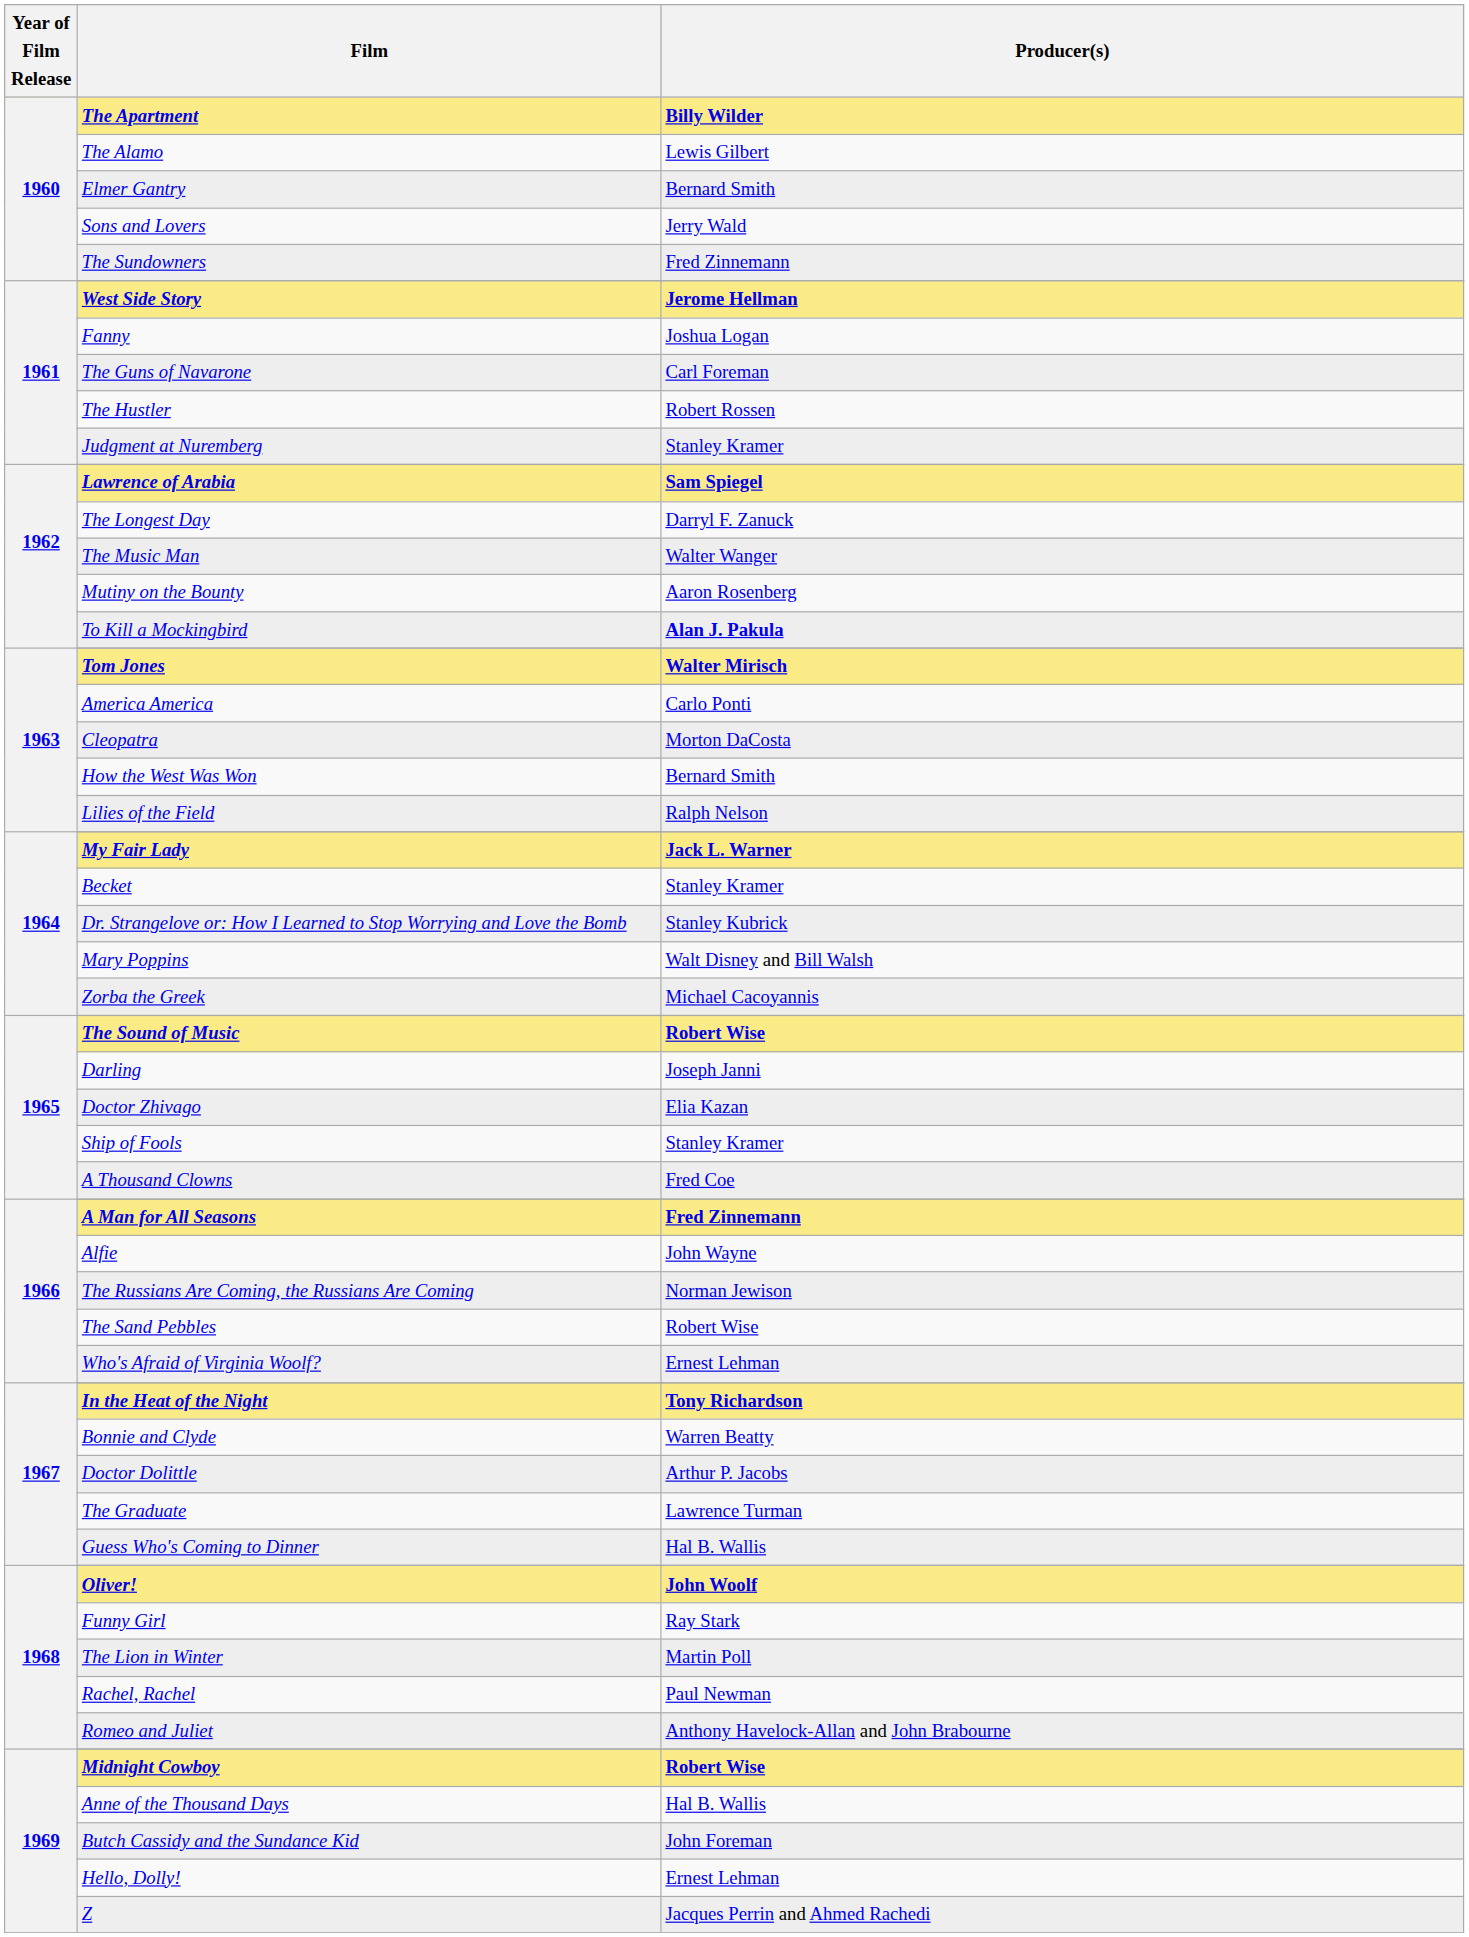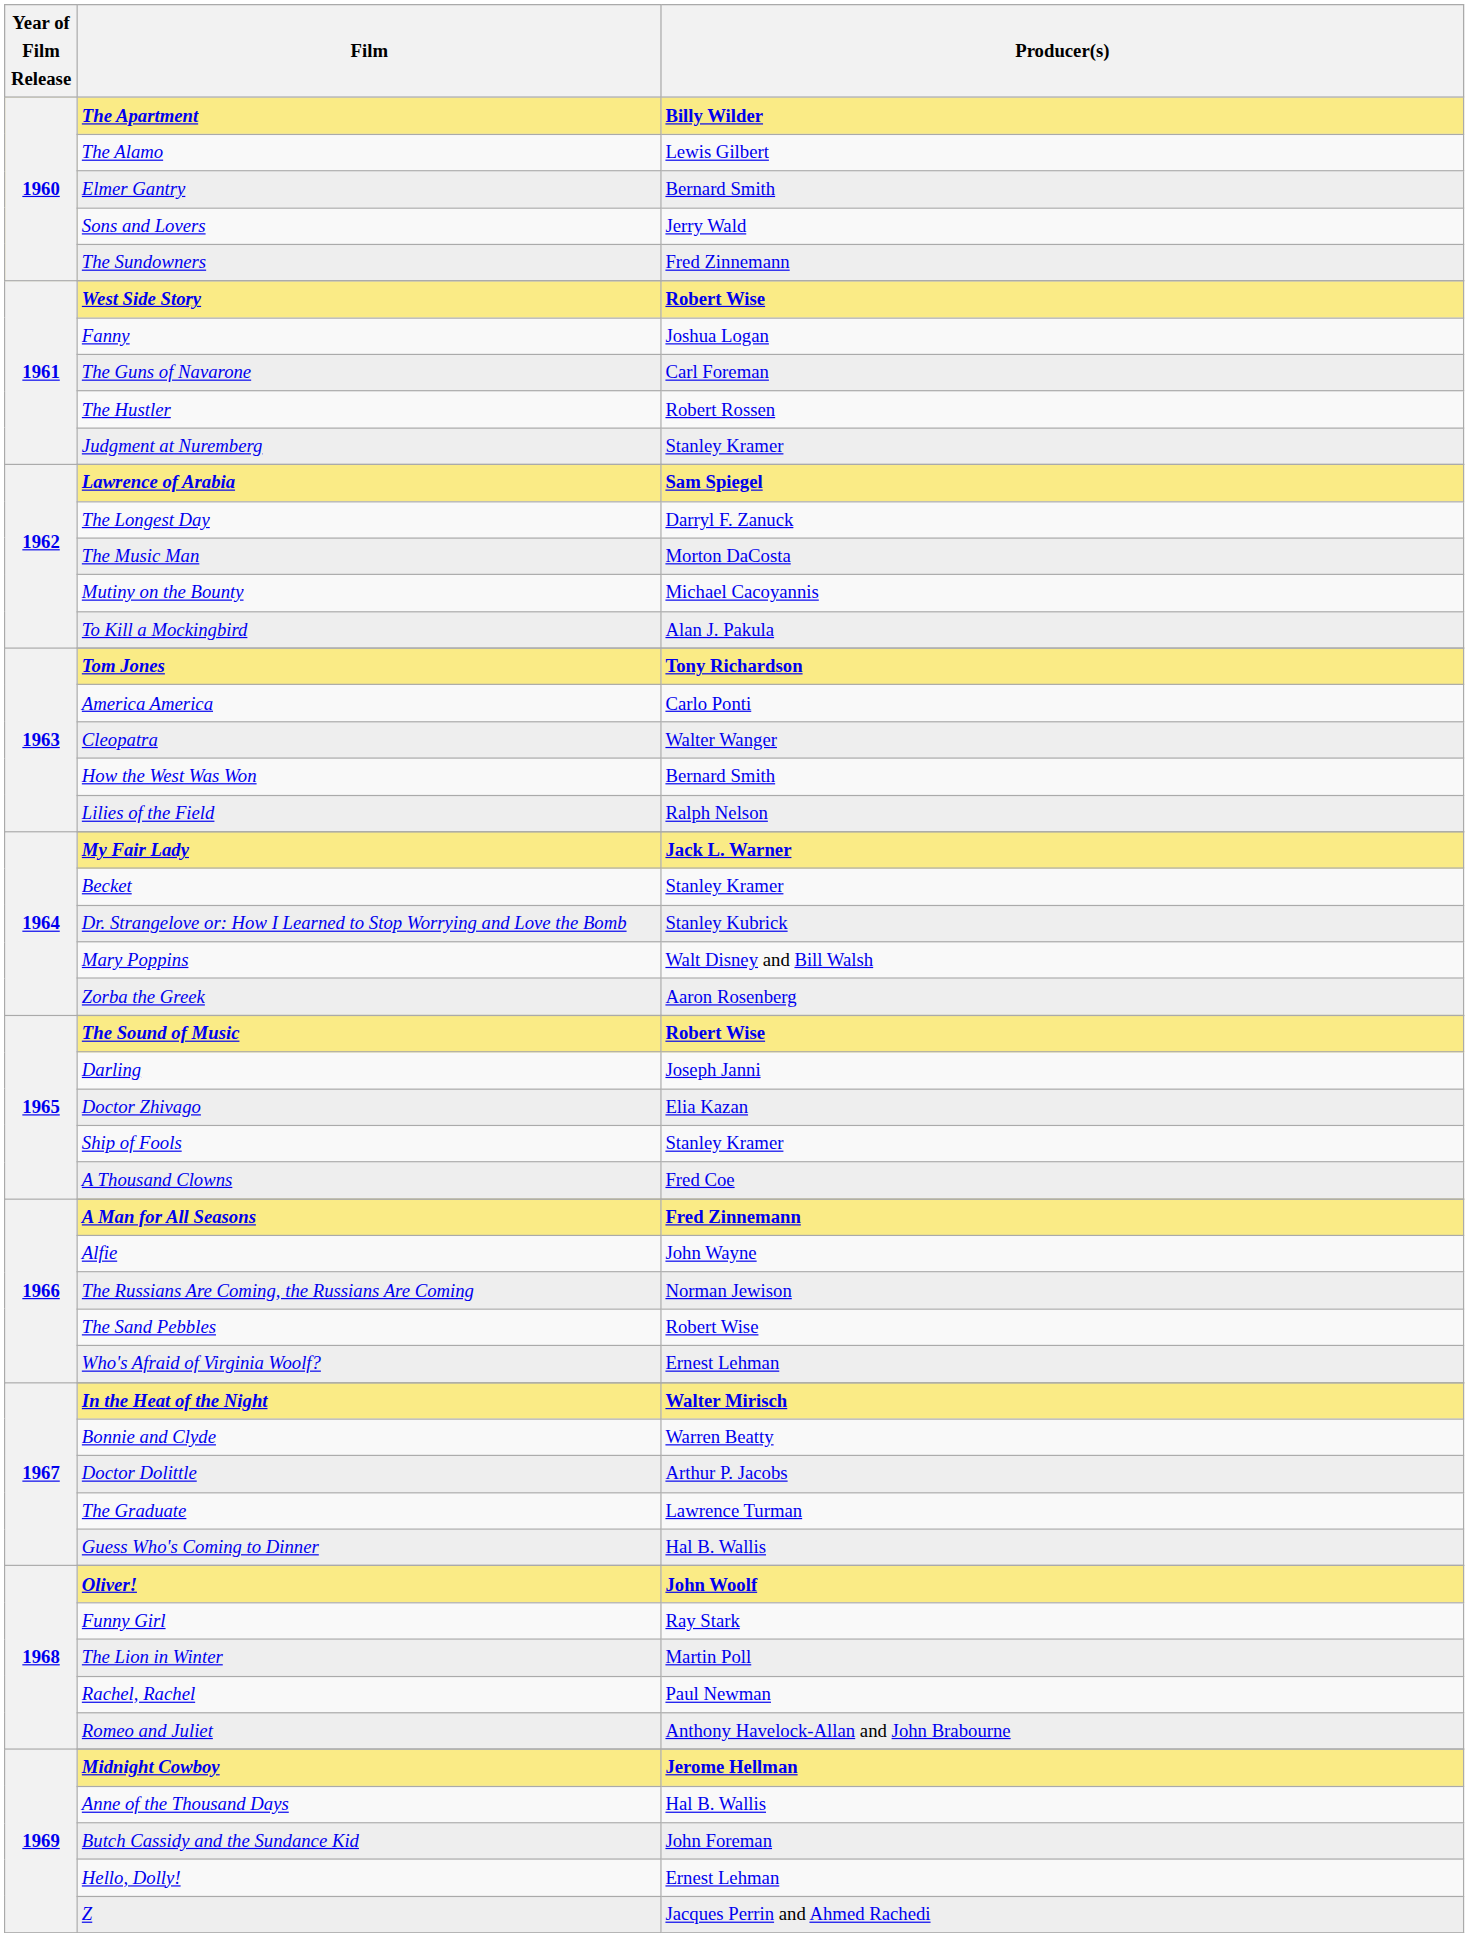(732, 299) Jerome Hellman -> (715, 299) Robert Wise
(721, 556) Walter Wanger -> (728, 556) Morton DaCosta
(731, 592) Aaron Rosenberg -> (742, 592) Michael Cacoyannis
(724, 629) bold -> (720, 629) normal
(726, 666) Walter Mirisch -> (734, 666) Tony Richardson
(728, 739) Morton DaCosta -> (721, 739) Walter Wanger
(742, 996) Michael Cacoyannis -> (731, 996) Aaron Rosenberg
(734, 1400) Tony Richardson -> (726, 1400) Walter Mirisch
(715, 1767) Robert Wise -> (732, 1767) Jerome Hellman
